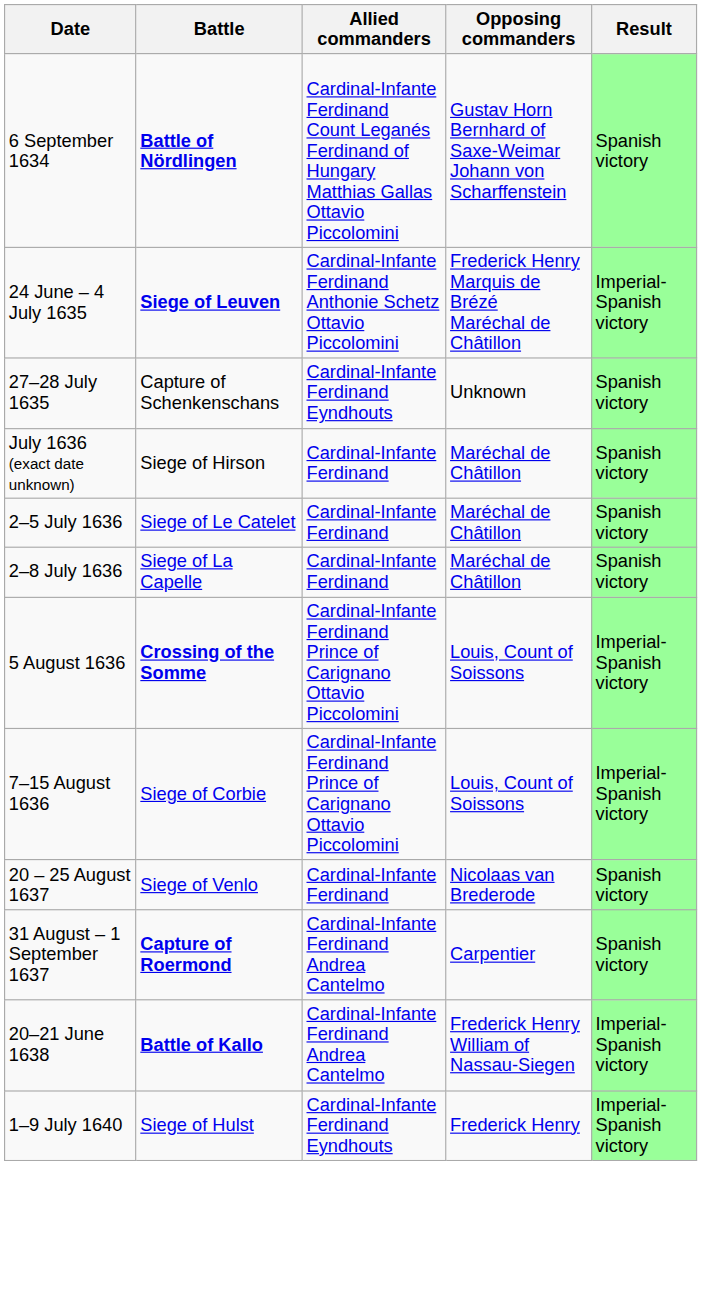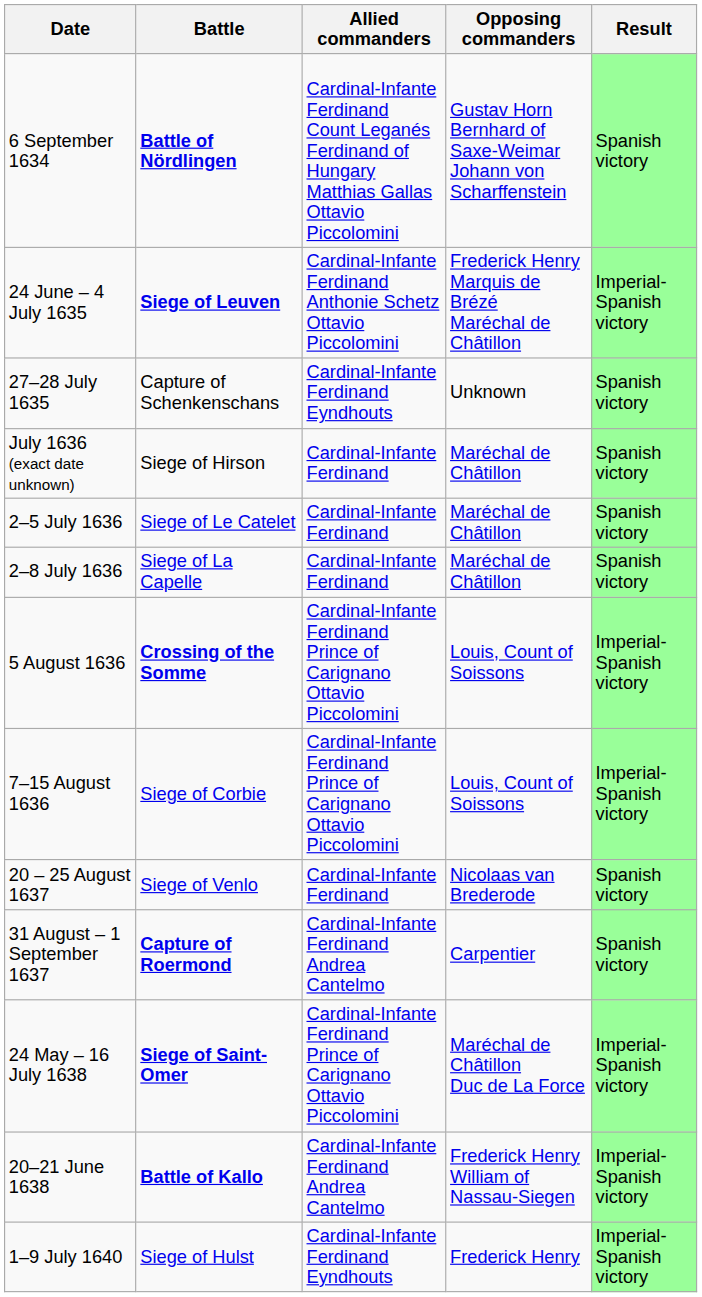+ row: (59, 1065)
